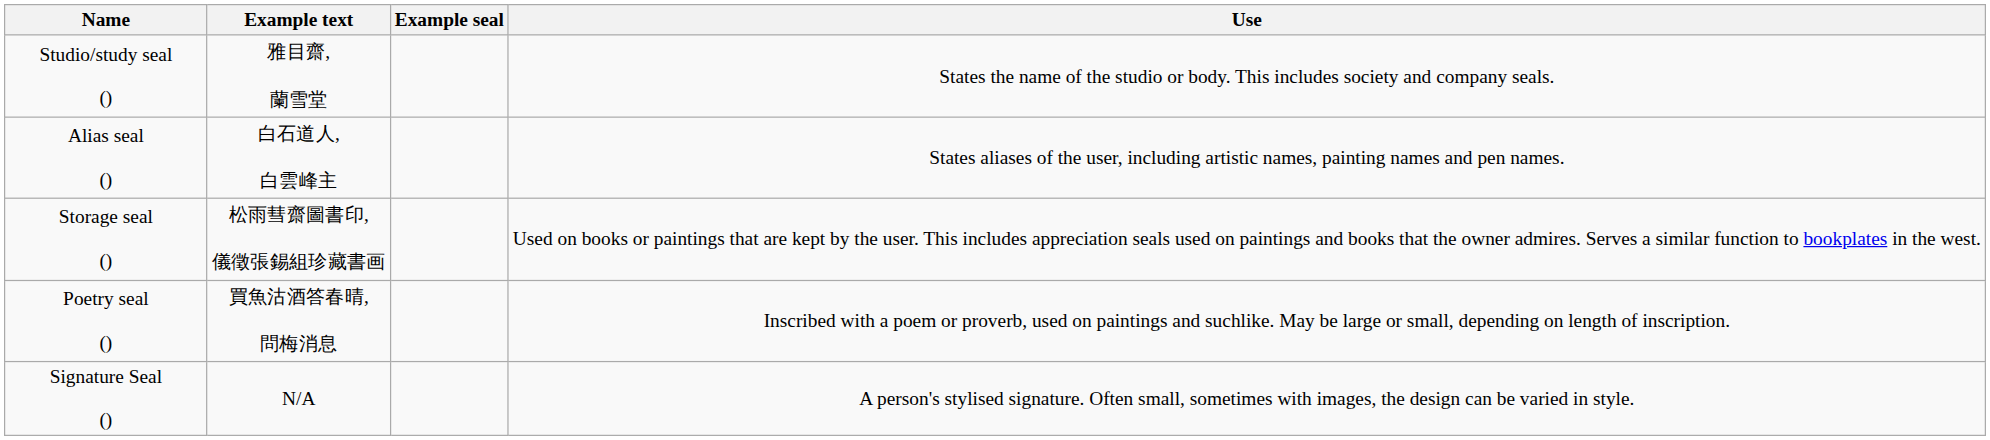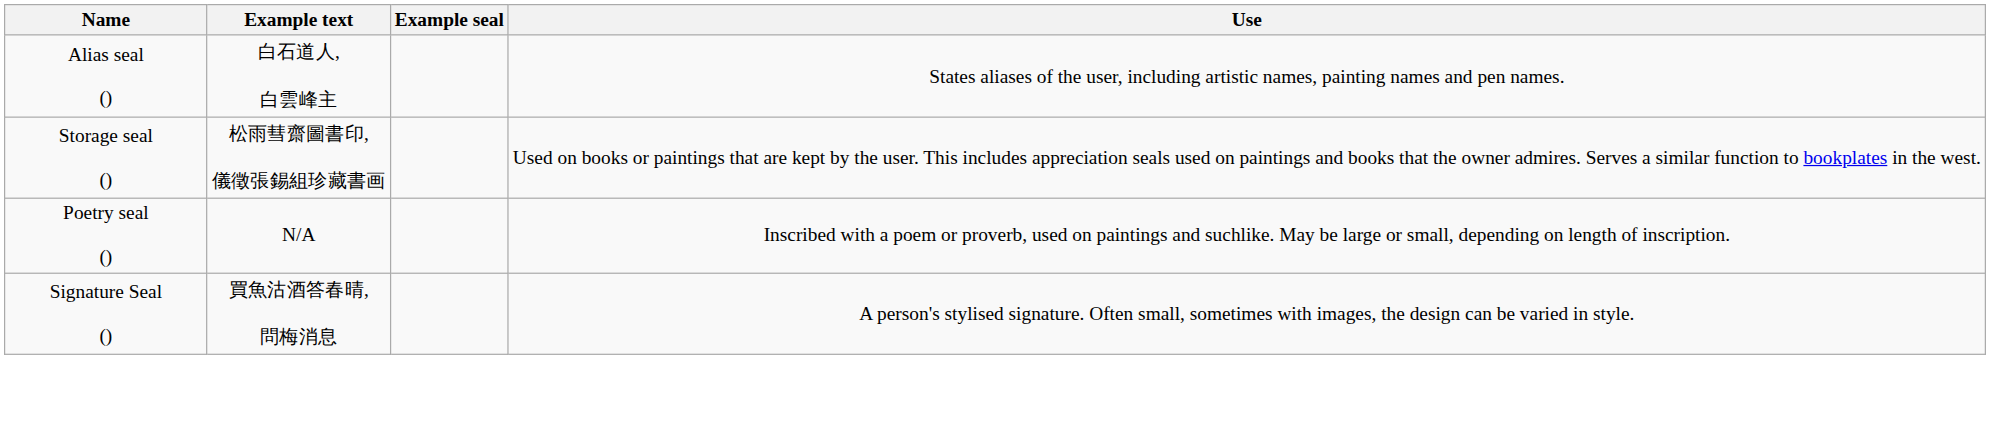- row: (106, 75)
(299, 319) 買魚沽酒答春晴, 問梅消息 -> (299, 235) N/A
(299, 398) N/A -> (299, 312) 買魚沽酒答春晴, 問梅消息
